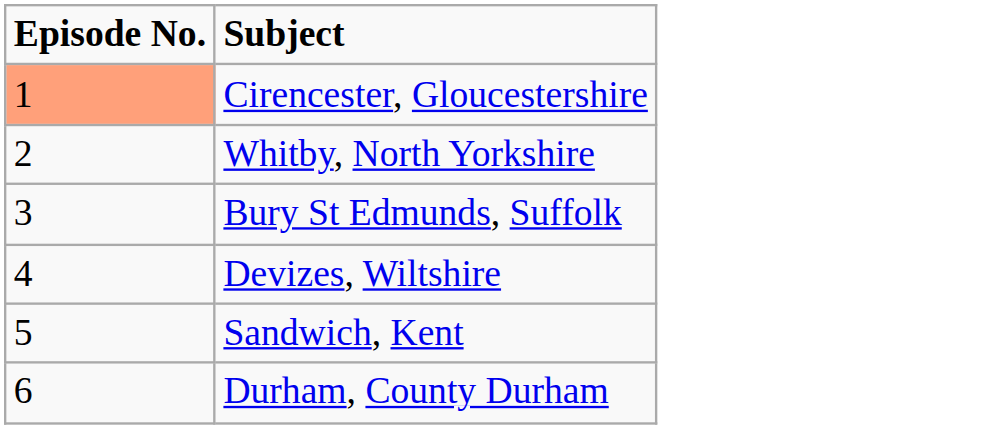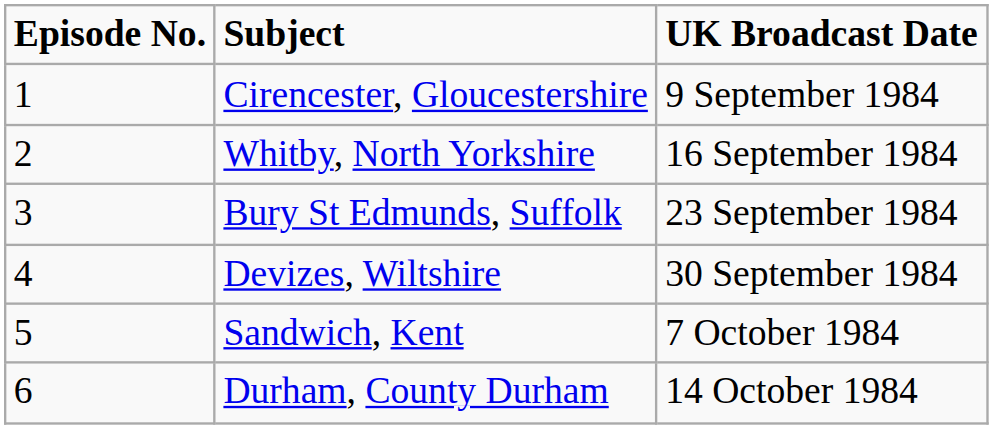+ column: (822, 34)
(23, 93) lightsalmon background -> (23, 93) no background
